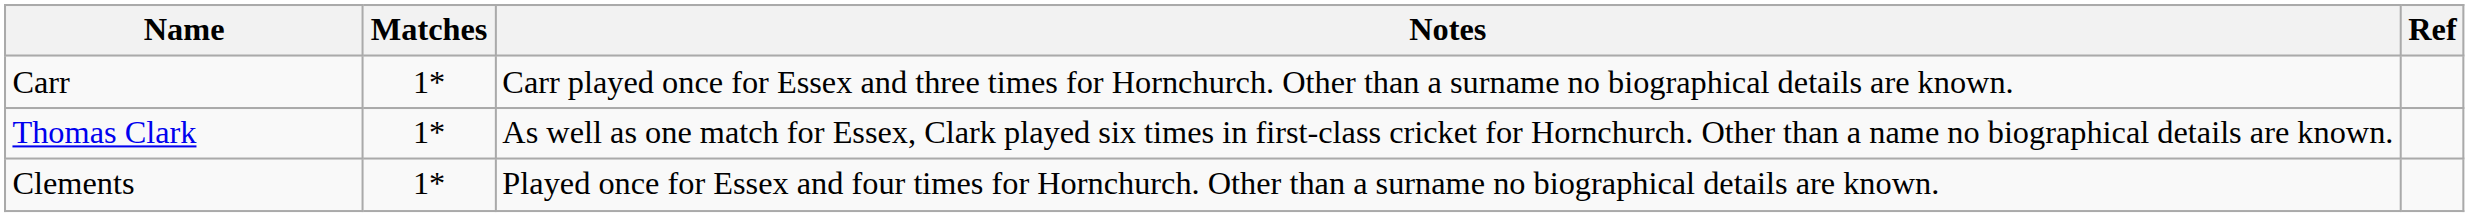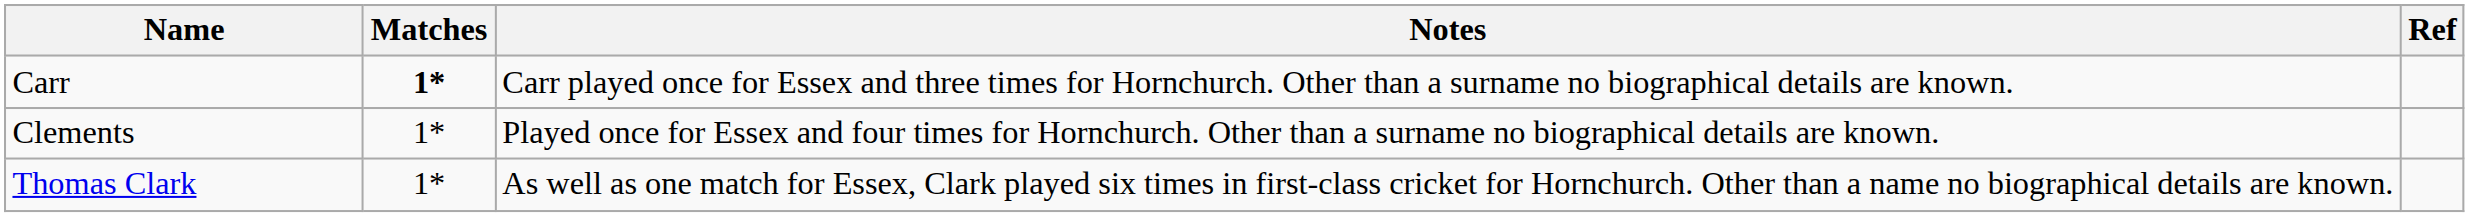(429, 81) normal -> (429, 81) bold
rows swapped: (104, 132) <-> (74, 183)
